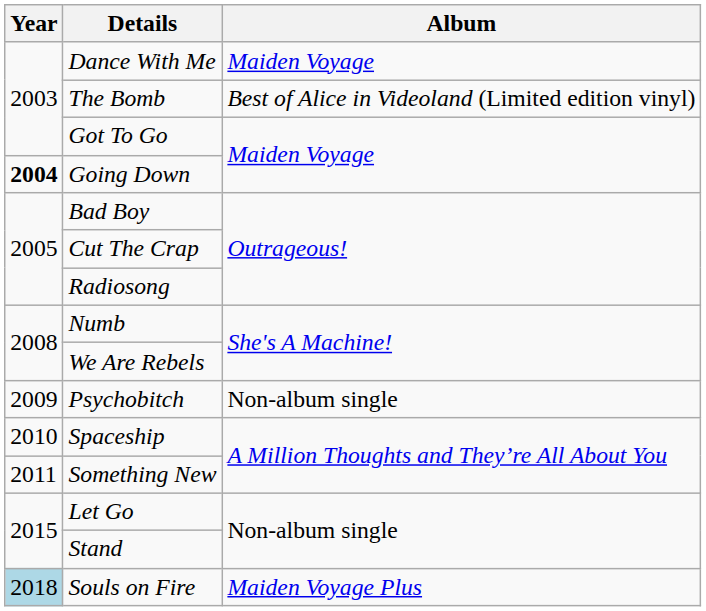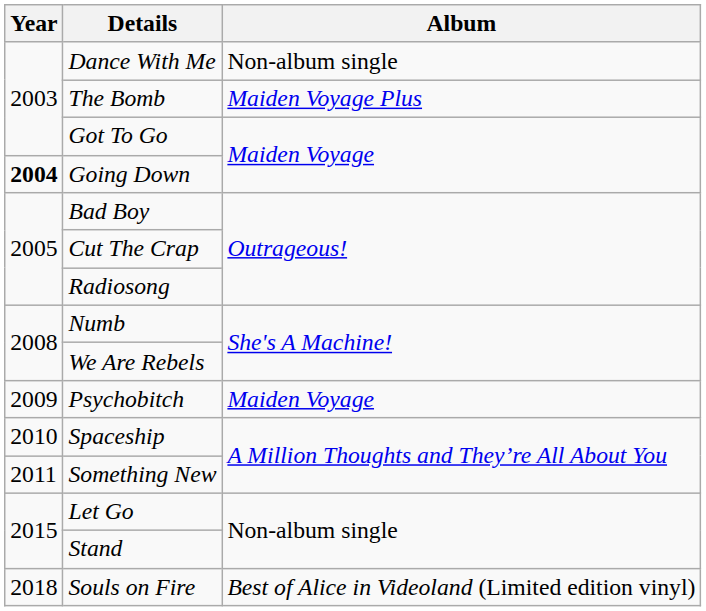(301, 60) Maiden Voyage -> (313, 60) Non-album single
(461, 98) Best of Alice in Videoland (Limited edition vinyl) -> (325, 98) Maiden Voyage Plus
(313, 398) Non-album single -> (301, 398) Maiden Voyage
(34, 586) lightblue background -> (34, 586) no background
(325, 586) Maiden Voyage Plus -> (461, 586) Best of Alice in Videoland (Limited edition vinyl)
